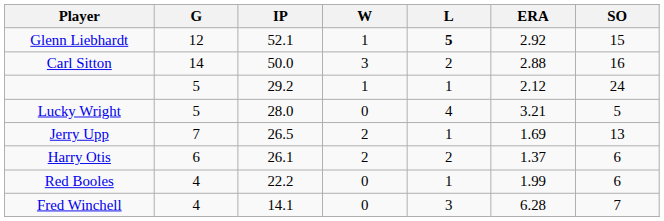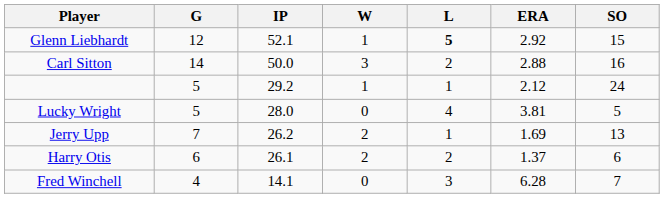(533, 110) 3.21 -> (533, 110) 3.81
(280, 134) 26.5 -> (280, 134) 26.2
- row: (79, 181)
